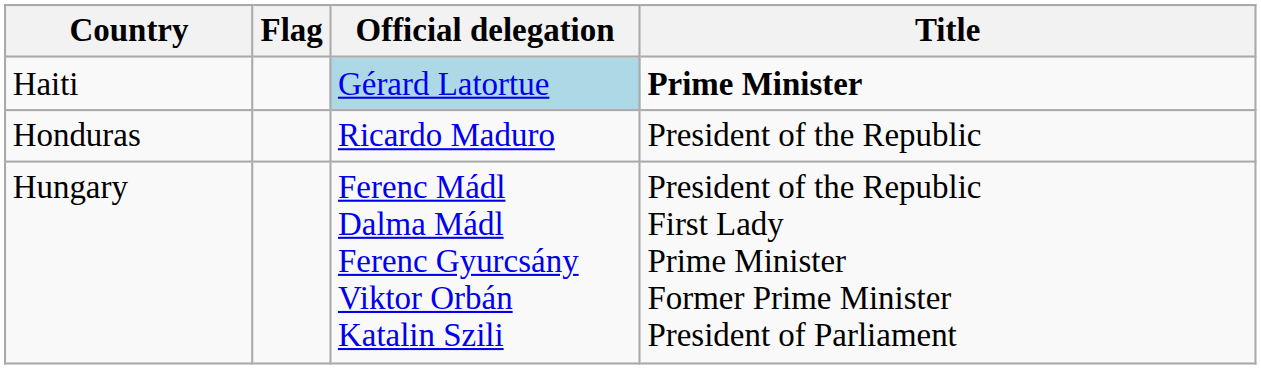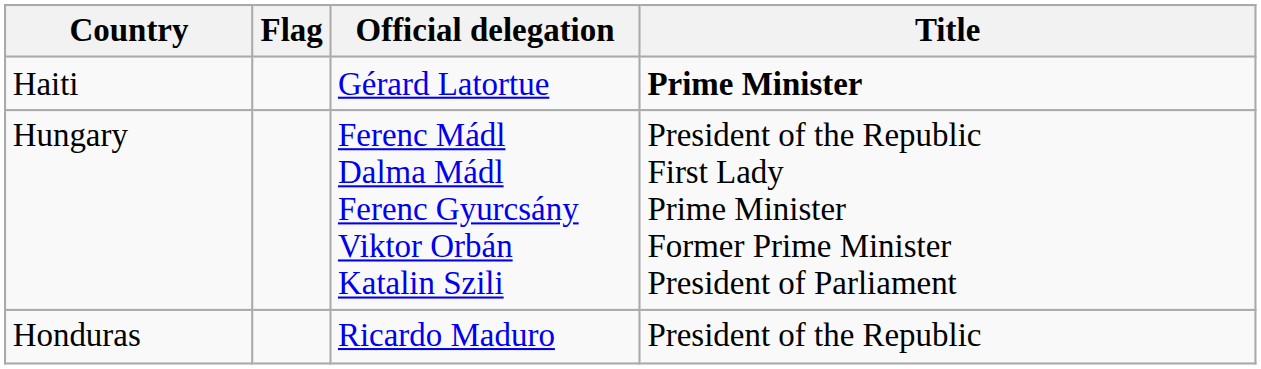(444, 82) lightblue background -> (444, 82) no background
rows swapped: (77, 135) <-> (70, 187)
